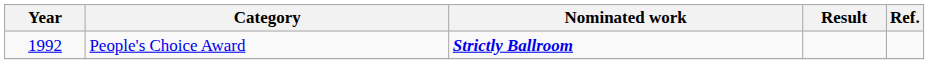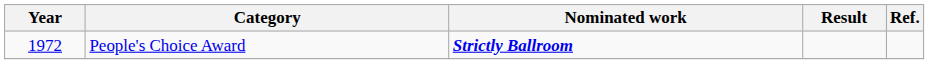(45, 44) 1992 -> (45, 44) 1972
